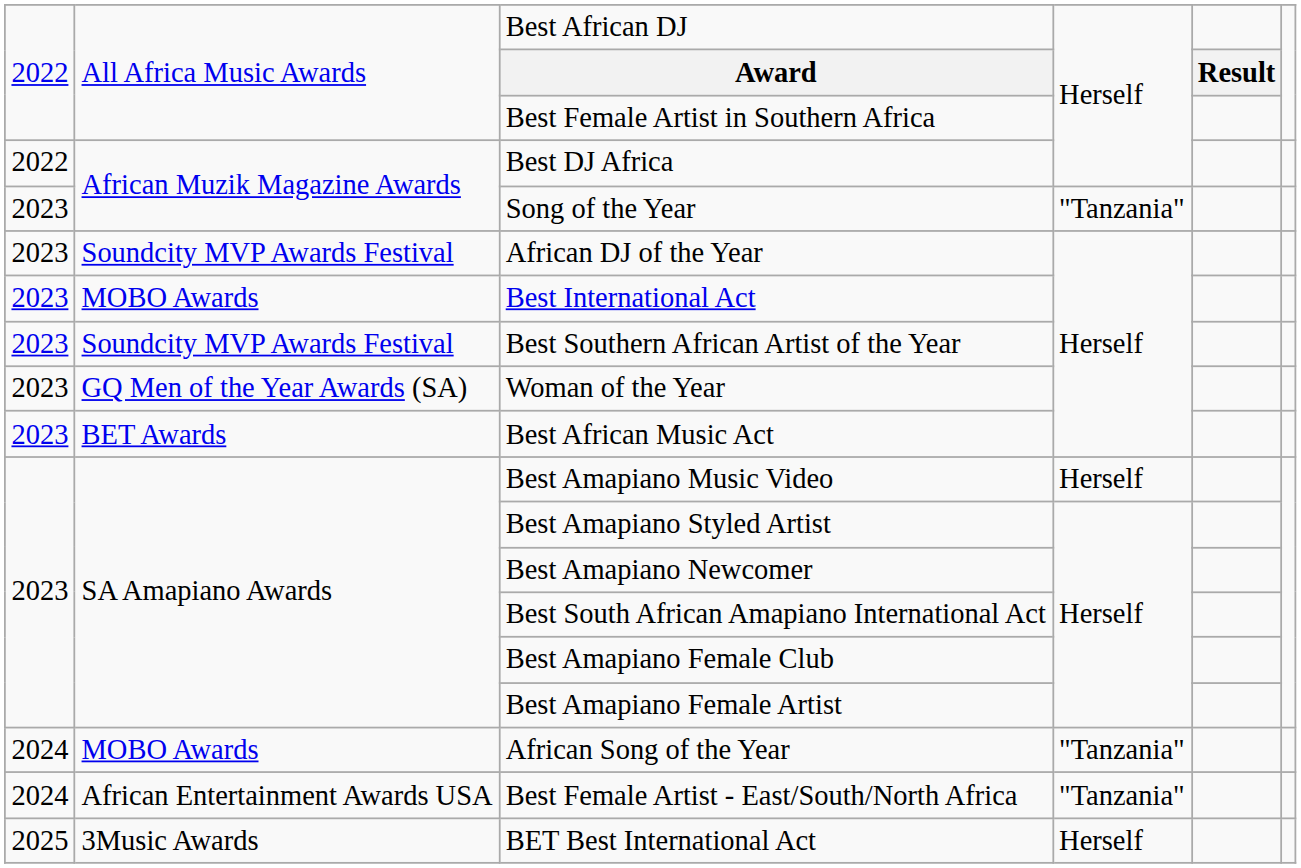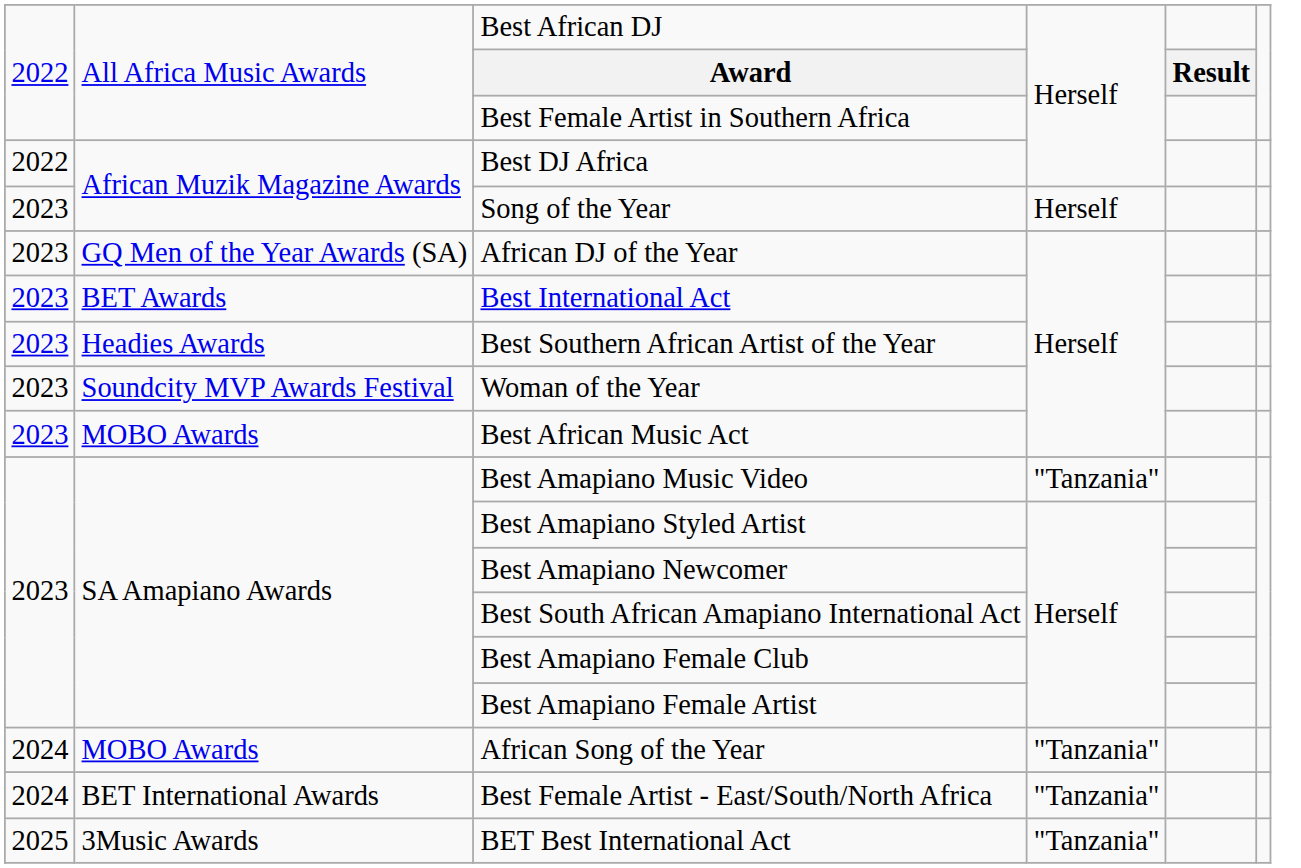(1122, 207) "Tanzania" -> (1076, 207) Herself
(268, 252) Soundcity MVP Awards Festival -> (274, 252) GQ Men of the Year Awards (SA)
(170, 298) MOBO Awards -> (154, 298) BET Awards
(268, 343) Soundcity MVP Awards Festival -> (173, 343) Headies Awards
(274, 388) GQ Men of the Year Awards (SA) -> (268, 388) Soundcity MVP Awards Festival
(154, 433) BET Awards -> (170, 433) MOBO Awards
(1101, 478) Herself -> (1097, 478) "Tanzania"
(287, 794) African Entertainment Awards USA -> (230, 794) BET International Awards
(1101, 840) Herself -> (1097, 840) "Tanzania"
